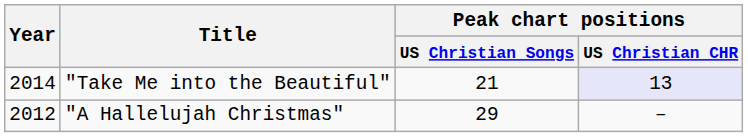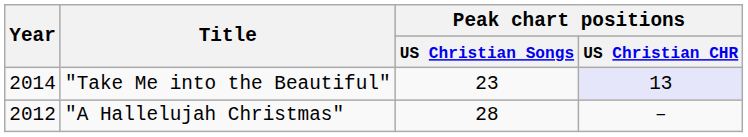(487, 84) 21 -> (487, 84) 23
(487, 115) 29 -> (487, 115) 28
